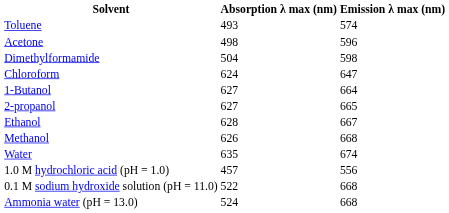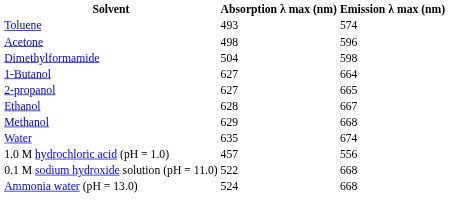- row: (32, 74)
(229, 138) 626 -> (229, 122) 629
